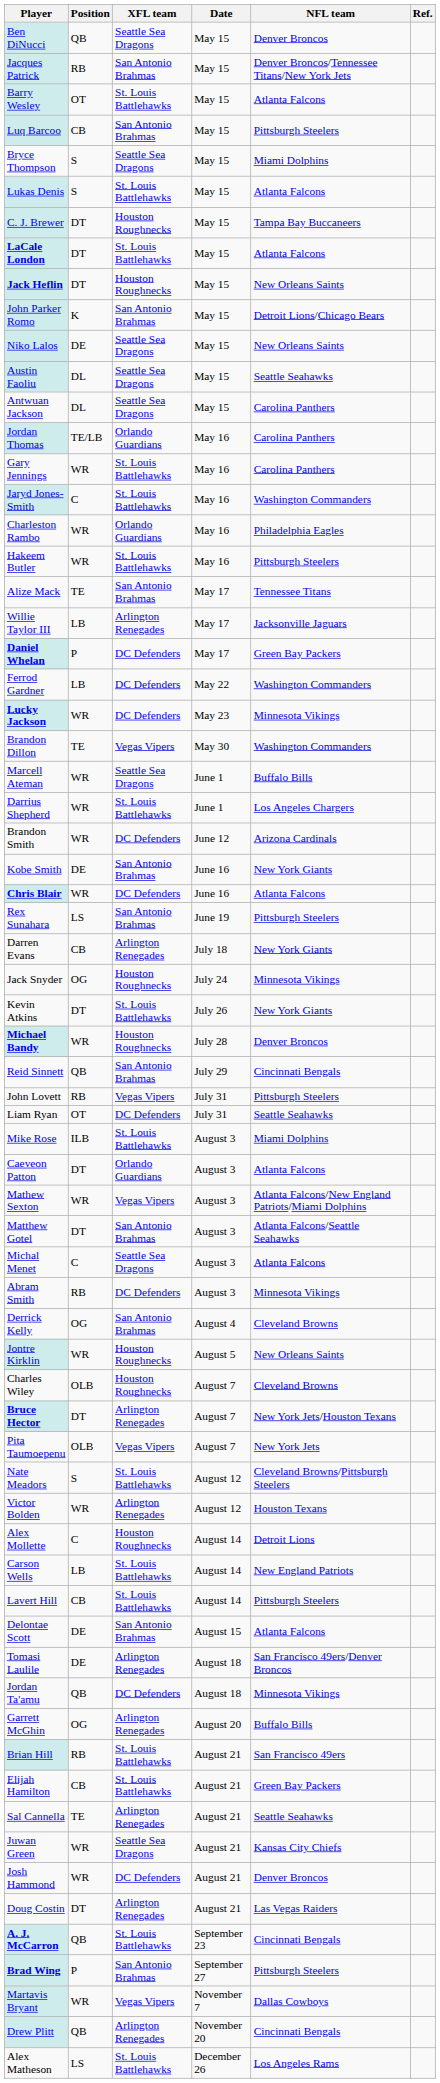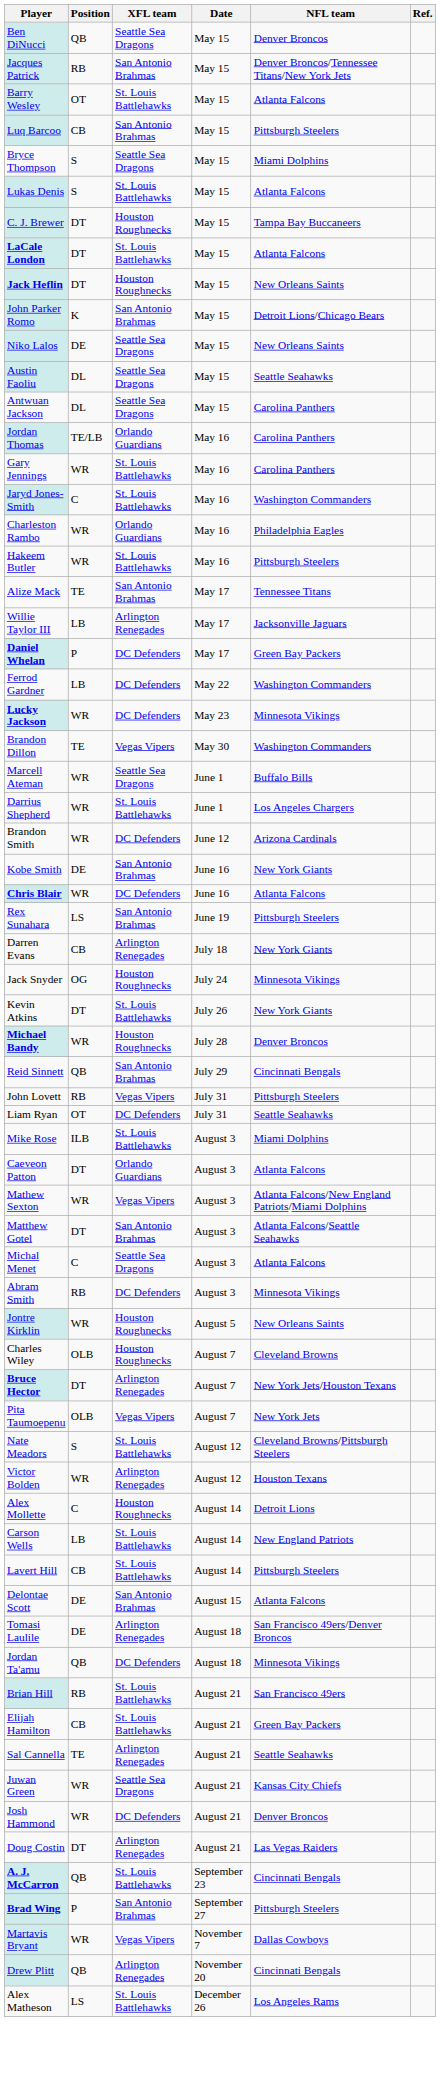- row: (24, 1323)
- row: (26, 1724)
